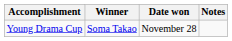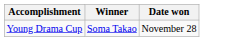- column: (213, 12)
